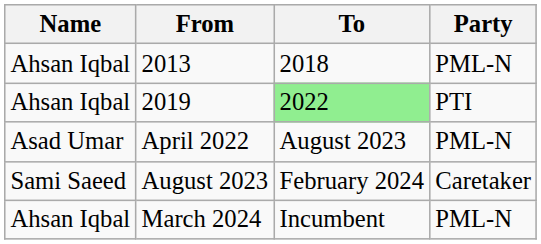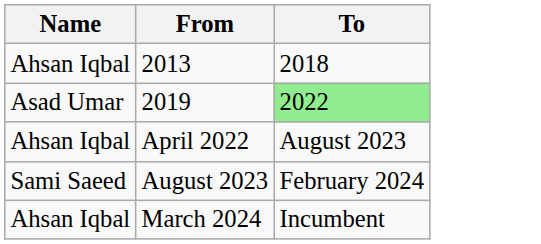- column: (483, 24)
(70, 102) Ahsan Iqbal -> (67, 102) Asad Umar
(67, 141) Asad Umar -> (70, 141) Ahsan Iqbal
